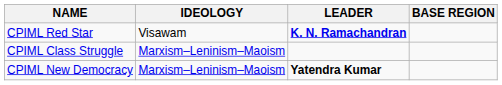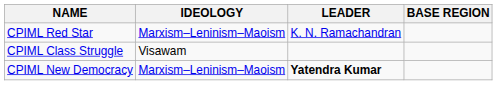(162, 32) Visawam -> (212, 32) Marxism–Leninism–Maoism
(349, 32) bold -> (346, 32) normal
(212, 51) Marxism–Leninism–Maoism -> (162, 51) Visawam
